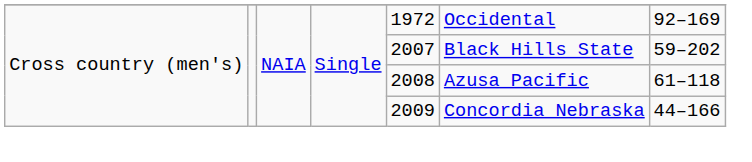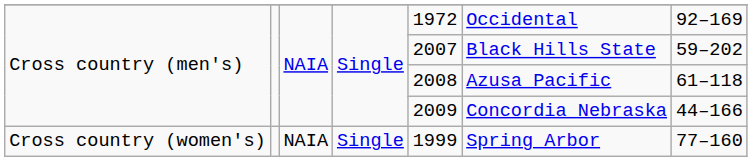+ row: (137, 141)
